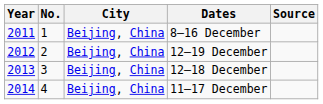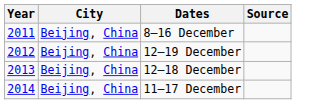- column: (51, 14)
